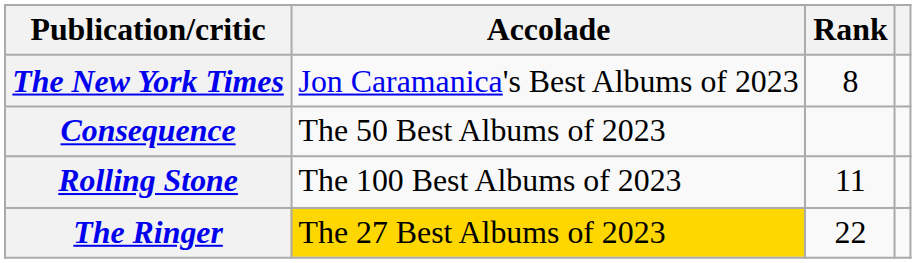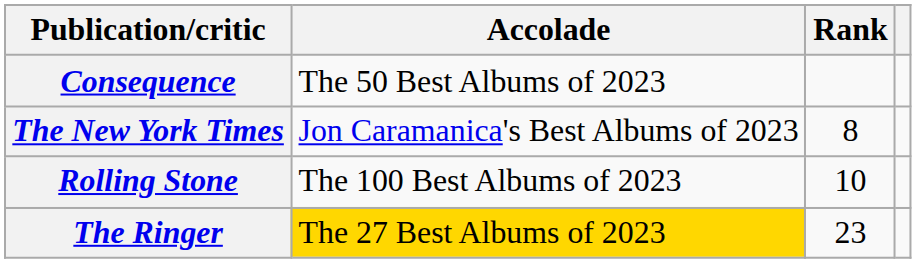rows swapped: (148, 130) <-> (148, 80)
(850, 181) 11 -> (850, 181) 10
(850, 231) 22 -> (850, 231) 23
